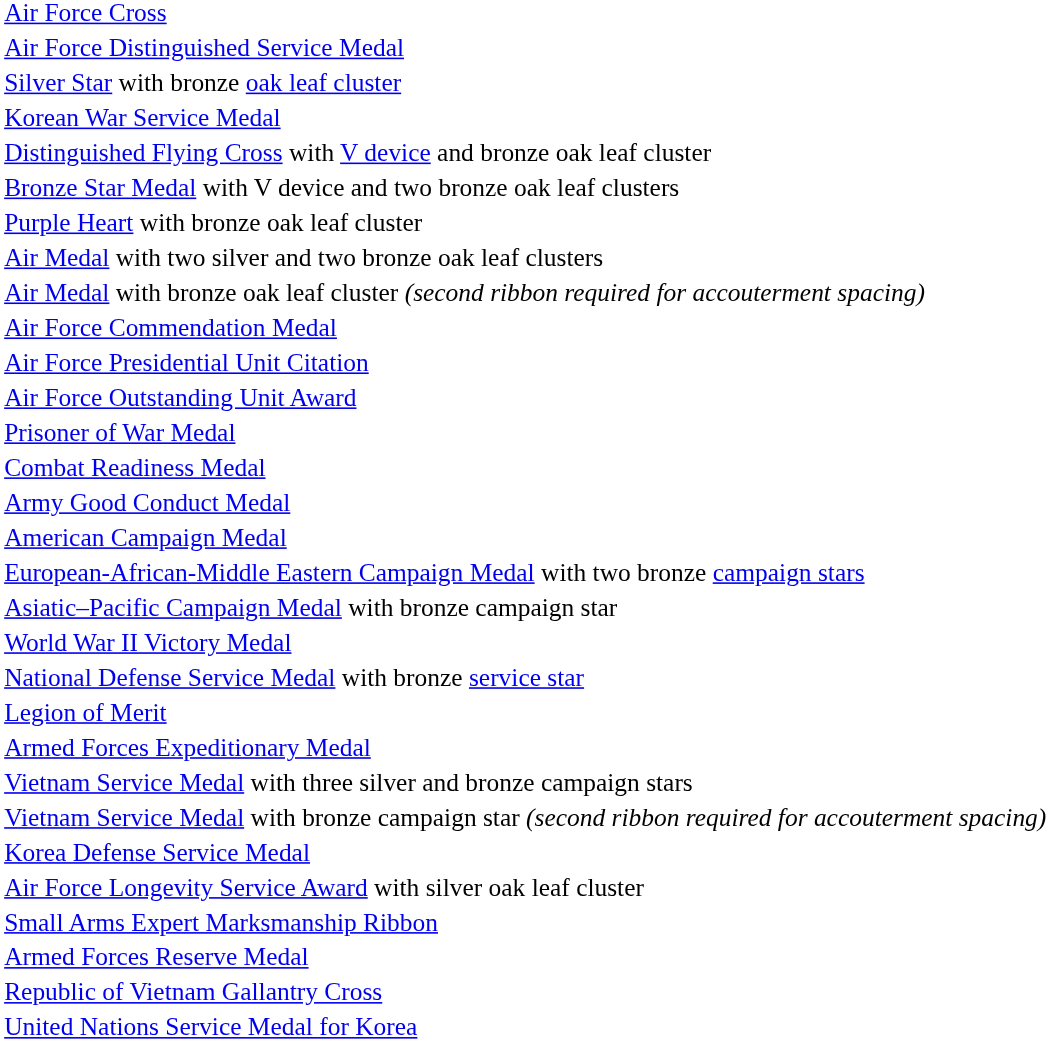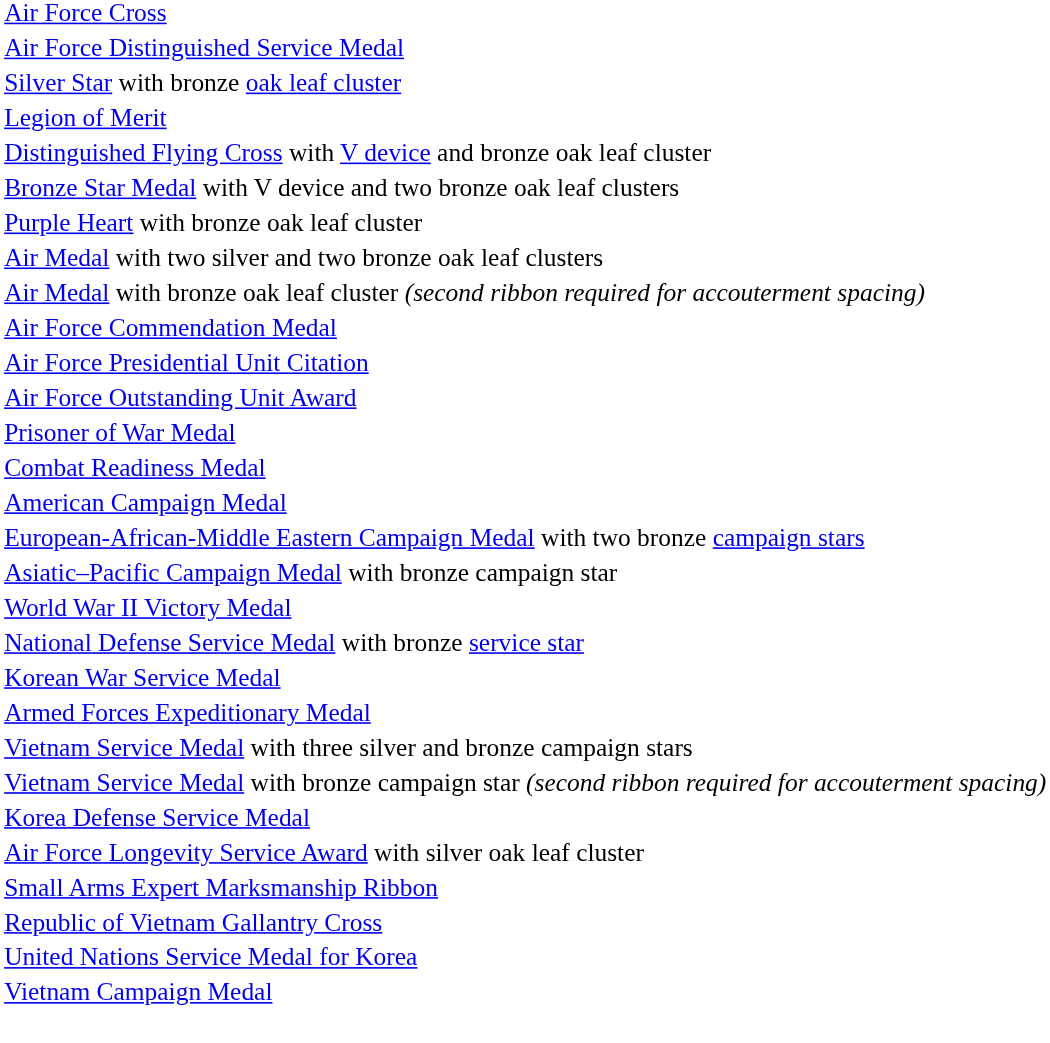rows swapped: (85, 712) <-> (142, 117)
- row: (147, 502)
- row: (156, 957)
+ row: (138, 992)
